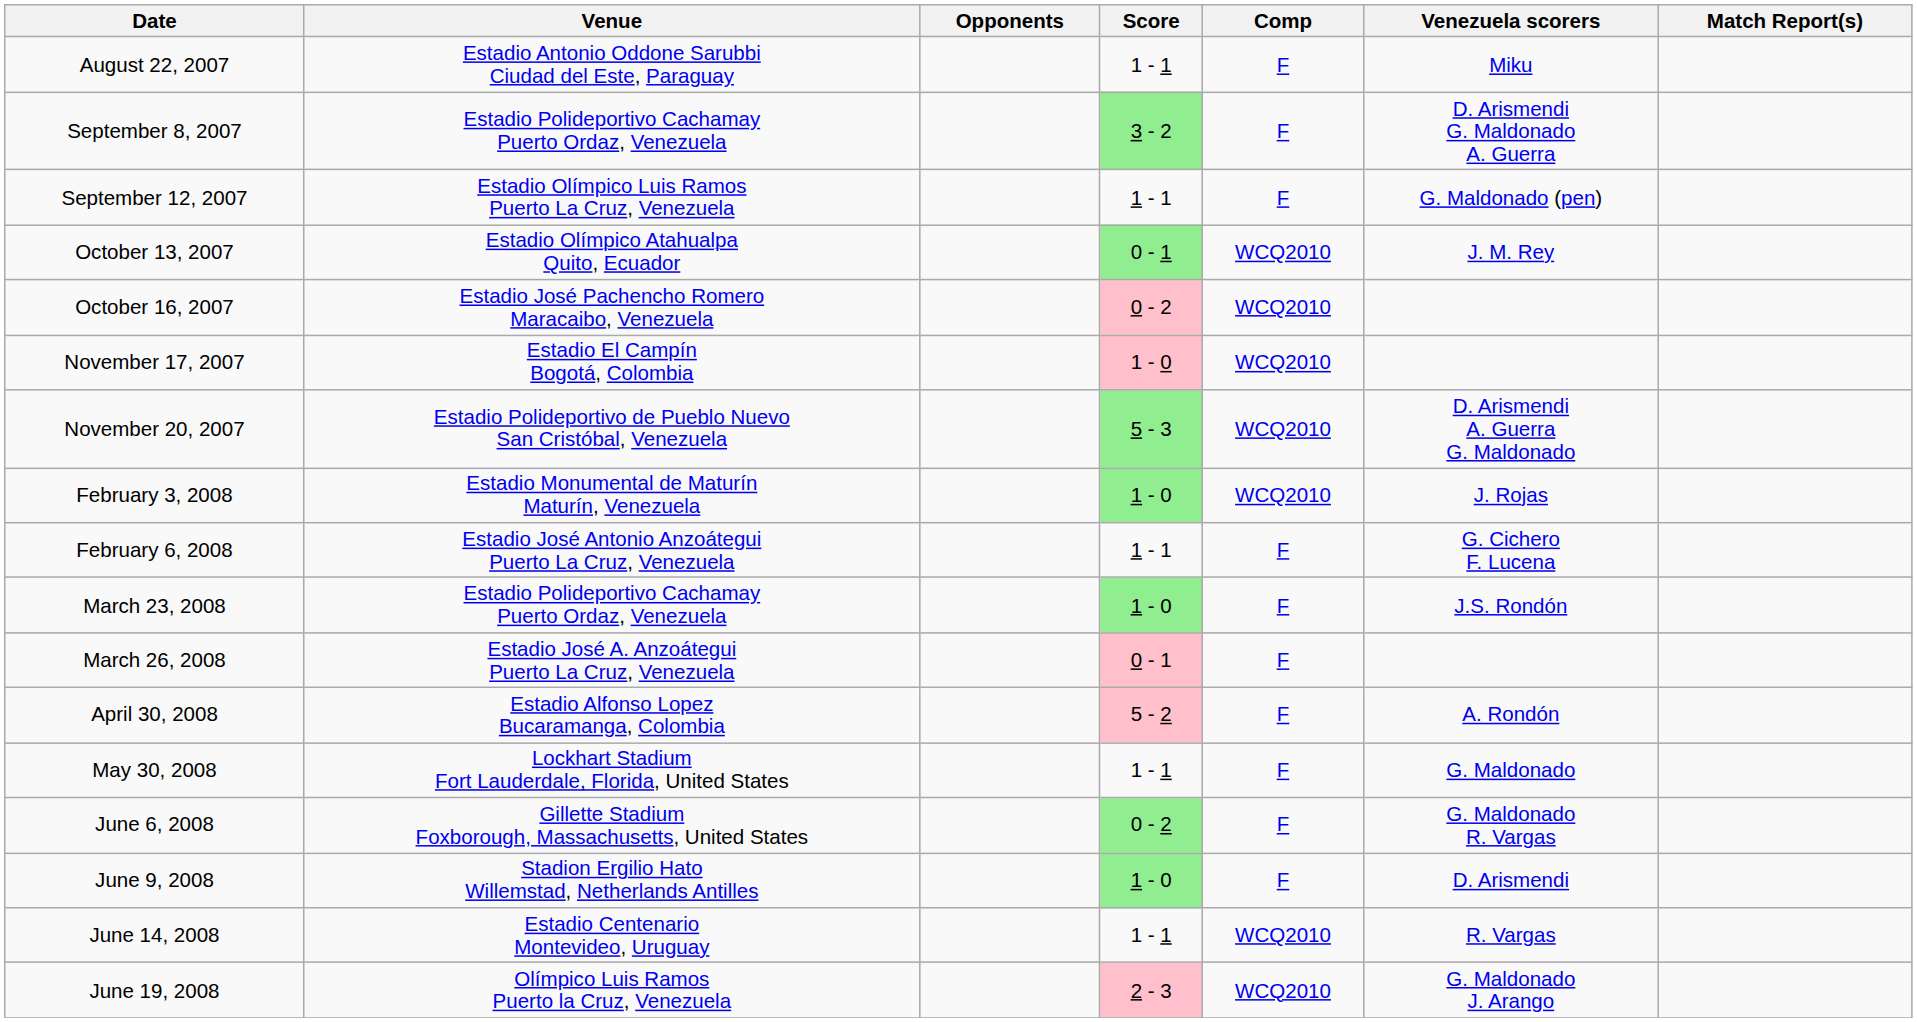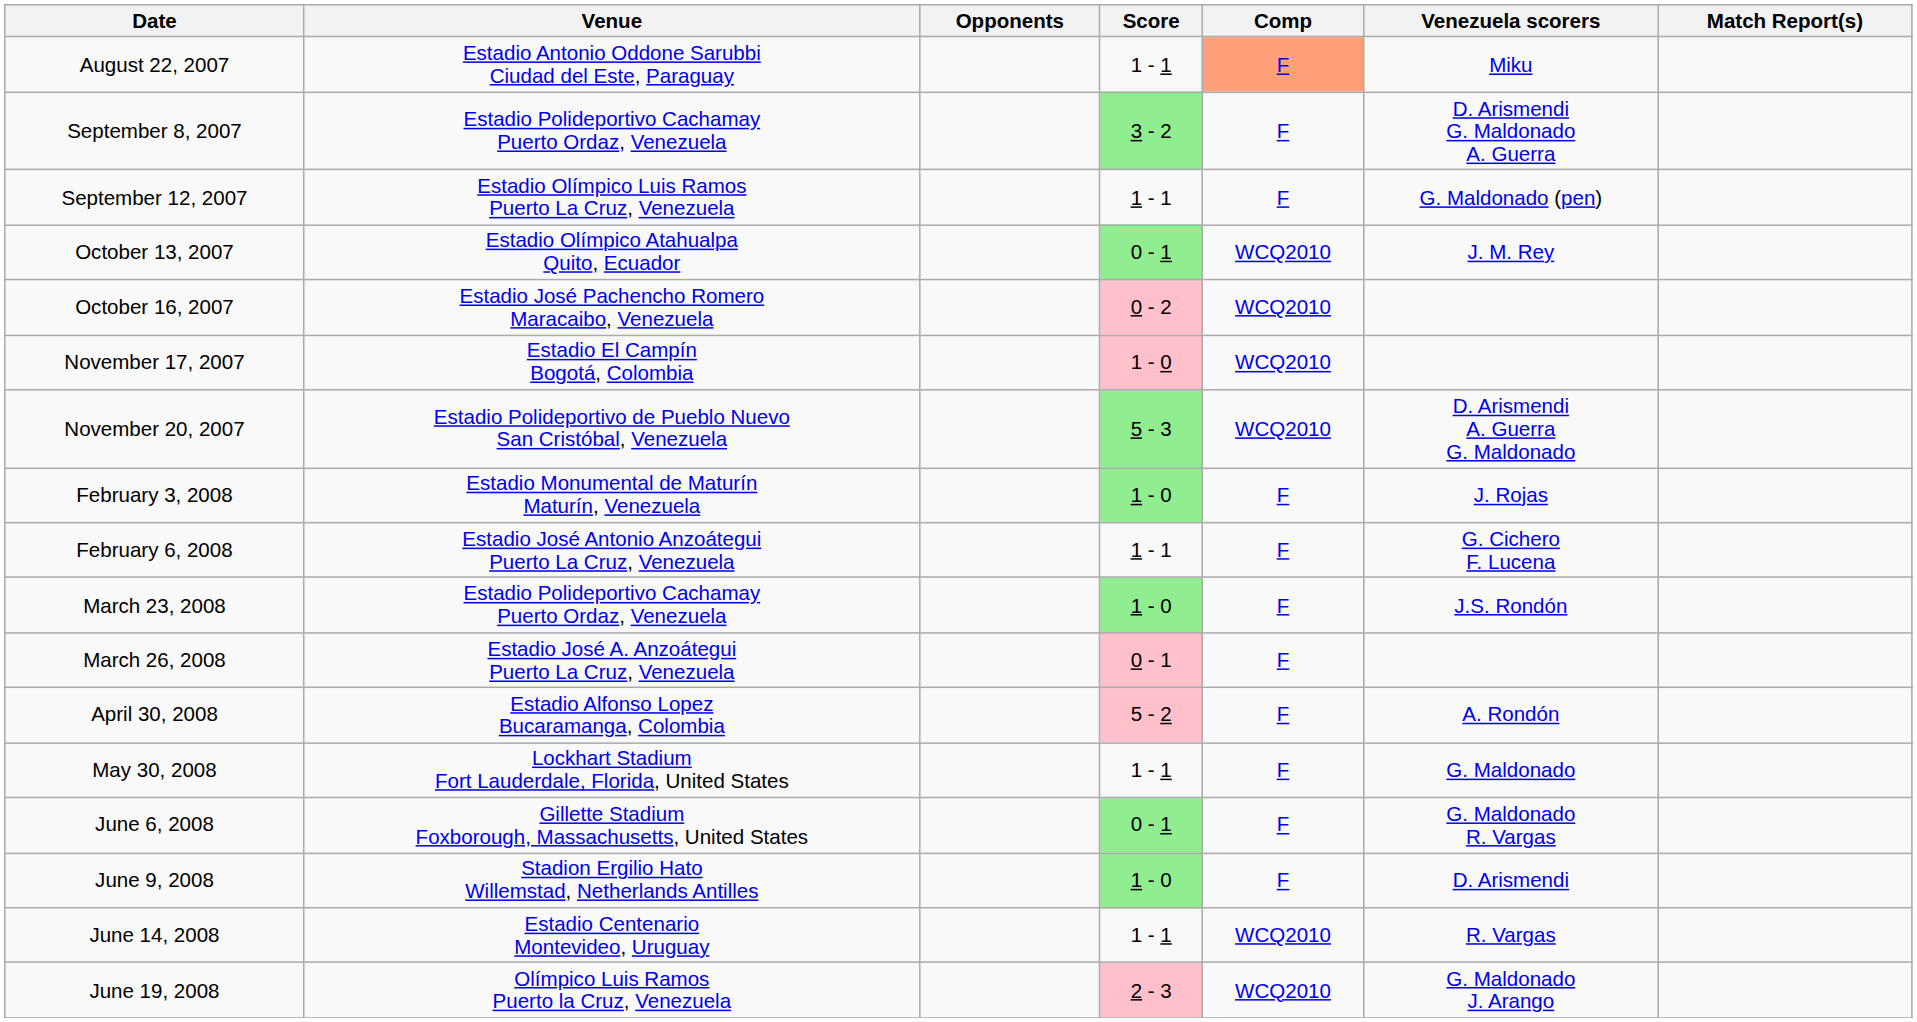(1283, 64) no background -> (1283, 64) lightsalmon background
(1283, 495) WCQ2010 -> (1283, 495) F
(1151, 825) 0 - 2 -> (1151, 825) 0 - 1
